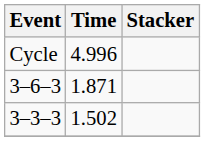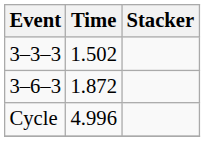rows swapped: (35, 119) <-> (33, 53)
(94, 86) 1.871 -> (94, 86) 1.872
